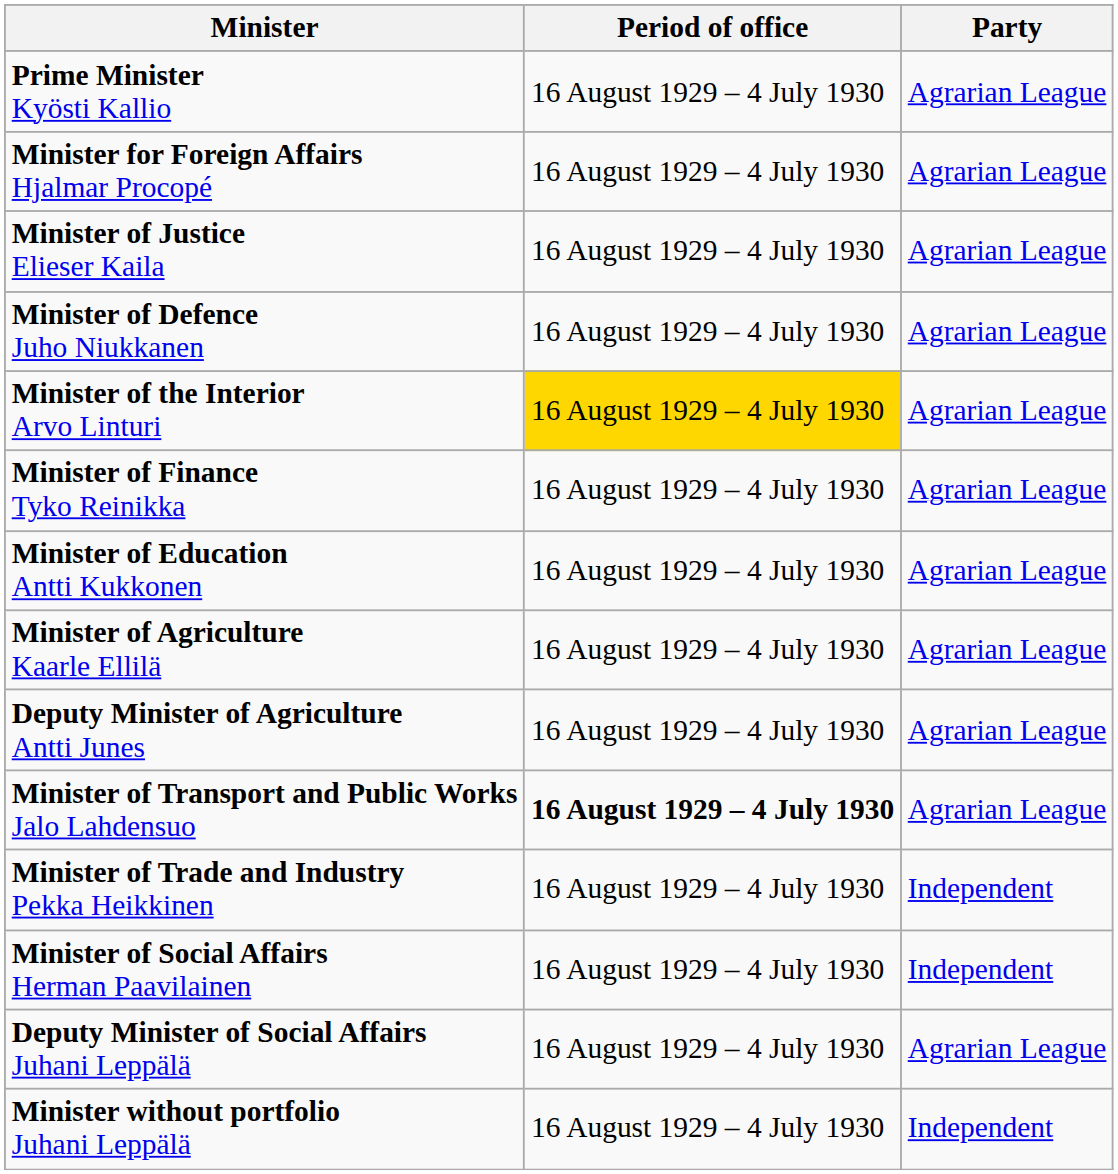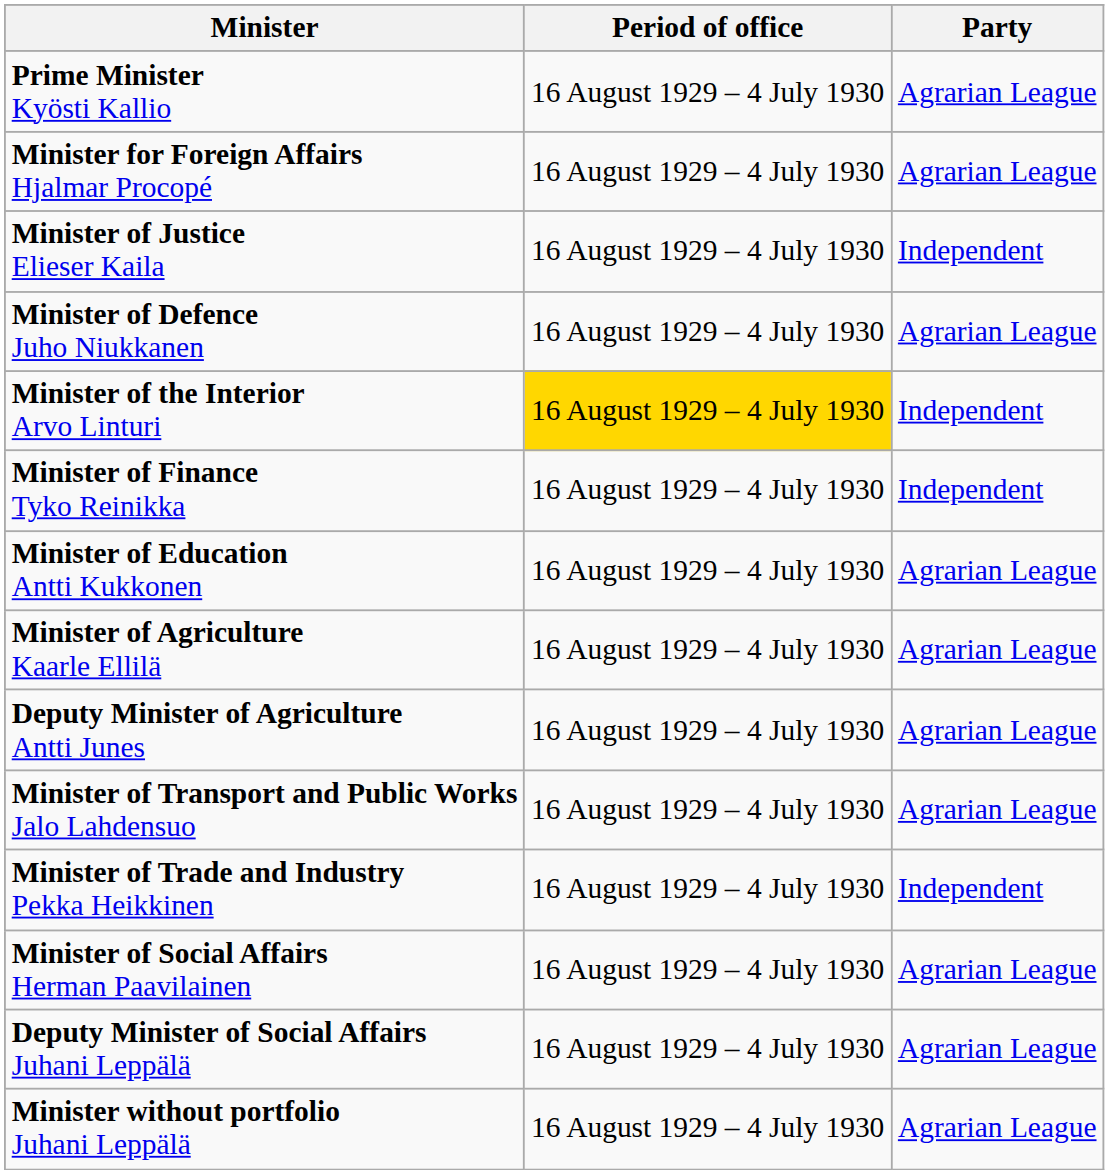(1007, 250) Agrarian League -> (971, 250) Independent
(1007, 410) Agrarian League -> (971, 410) Independent
(1007, 490) Agrarian League -> (971, 490) Independent
(713, 809) bold -> (708, 809) normal
(981, 969) Independent -> (997, 969) Agrarian League
(981, 1128) Independent -> (997, 1128) Agrarian League
